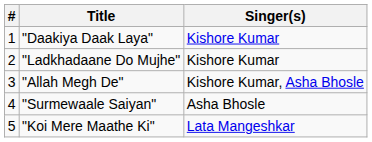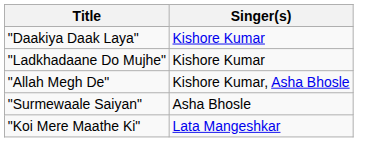- column: (12, 16)
